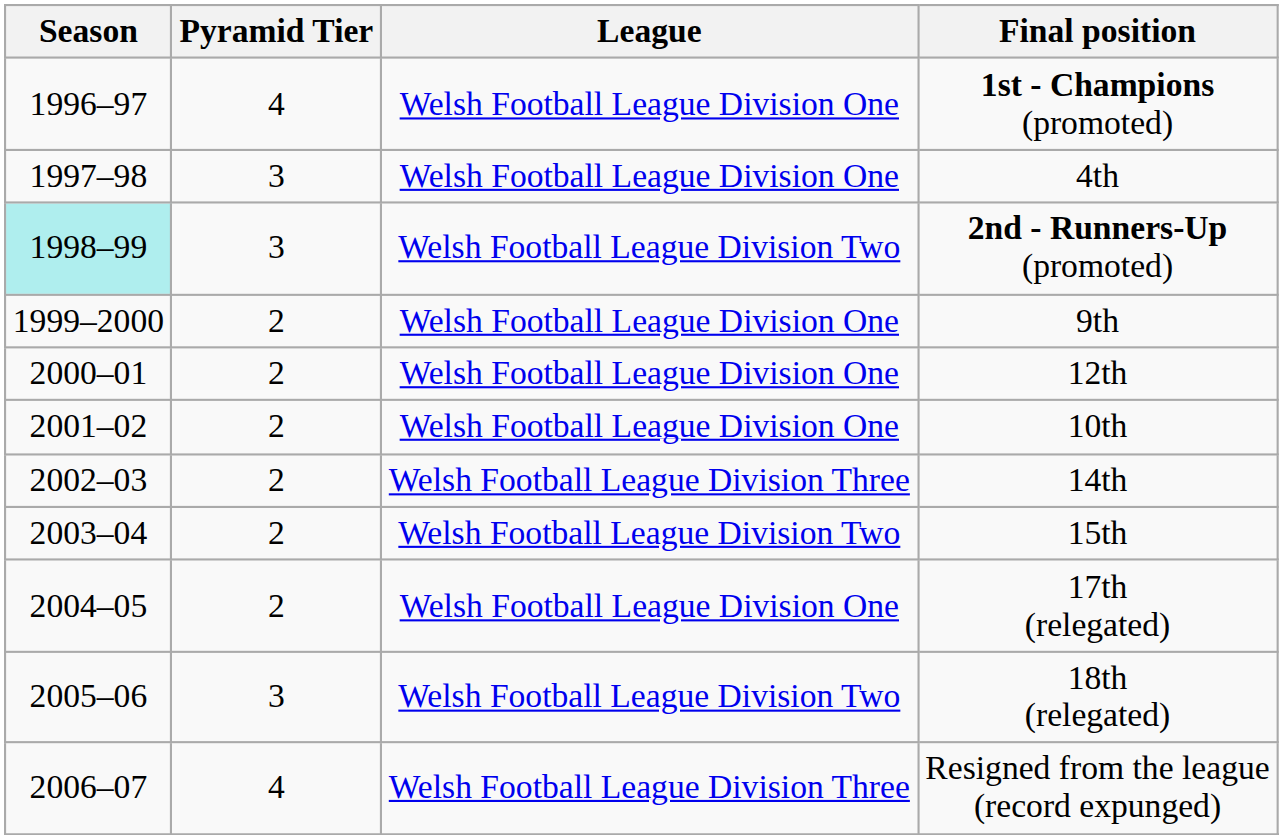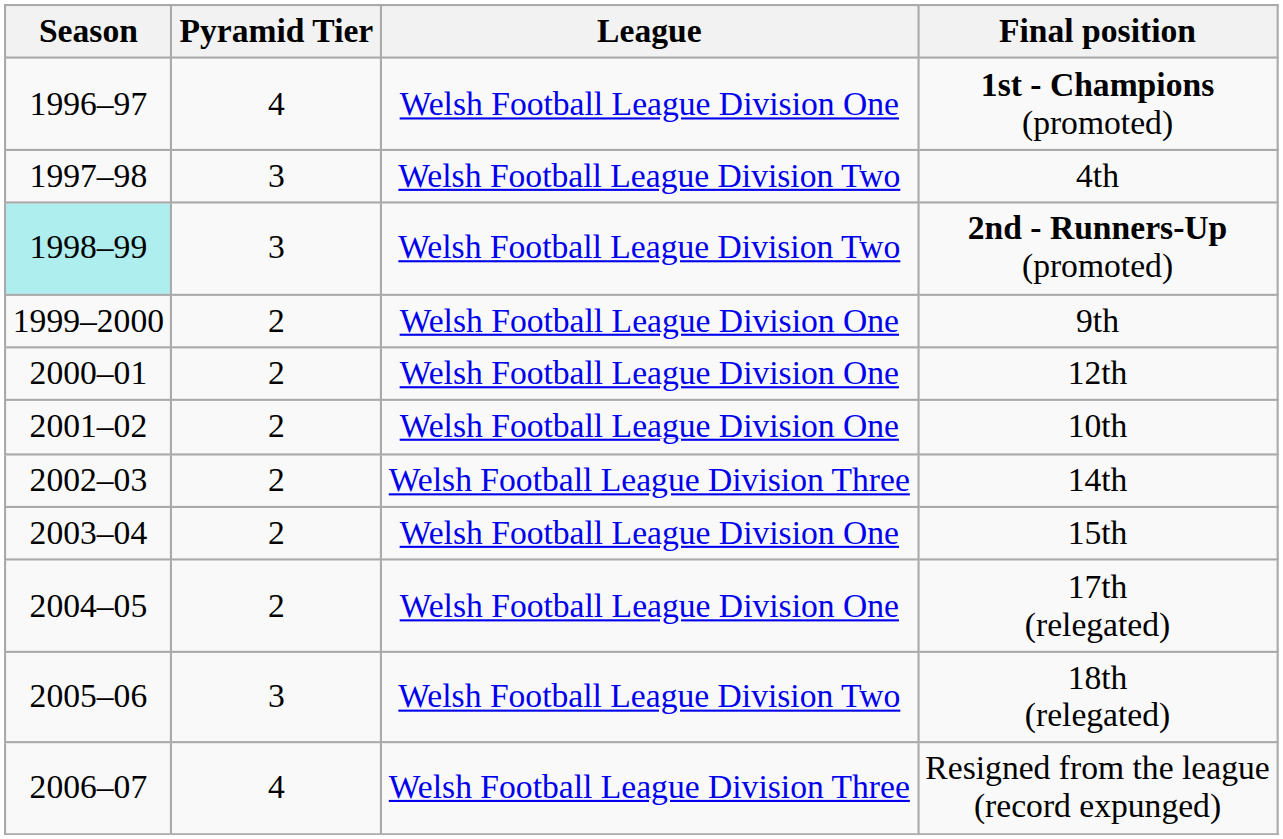(649, 175) Welsh Football League Division One -> (649, 175) Welsh Football League Division Two
(649, 533) Welsh Football League Division Two -> (649, 533) Welsh Football League Division One
